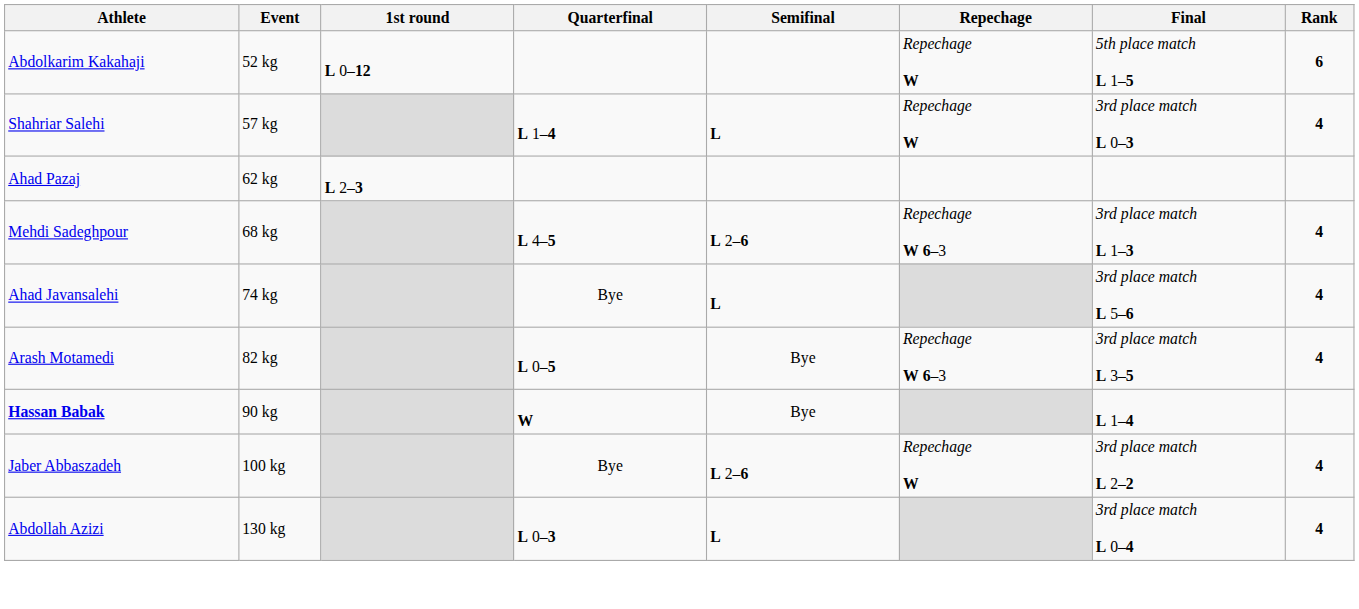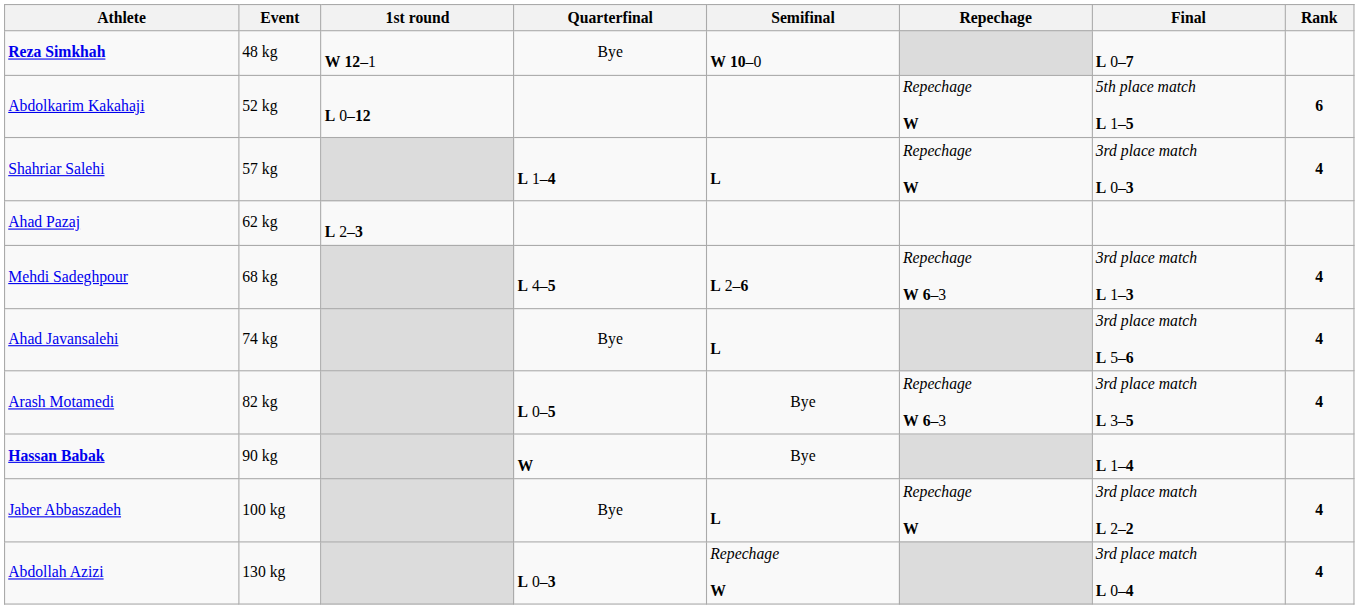+ row: (57, 52)
(729, 475) L 2–6 -> (716, 519) L
(716, 538) L -> (745, 573) Repechage W
